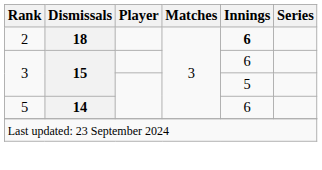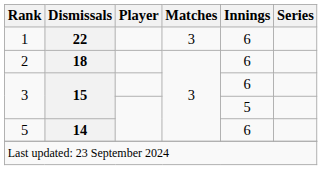+ row: (25, 38)
(247, 38) bold -> (247, 61) normal
